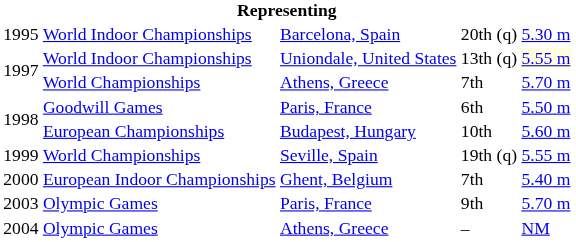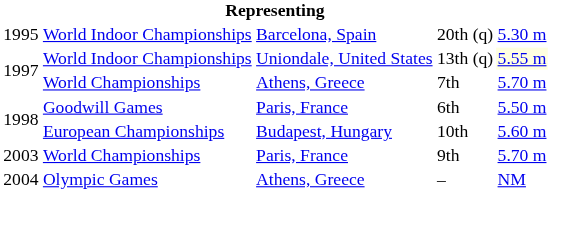- row: (21, 155)
- row: (21, 179)
(100, 203) Olympic Games -> (122, 155) World Championships
